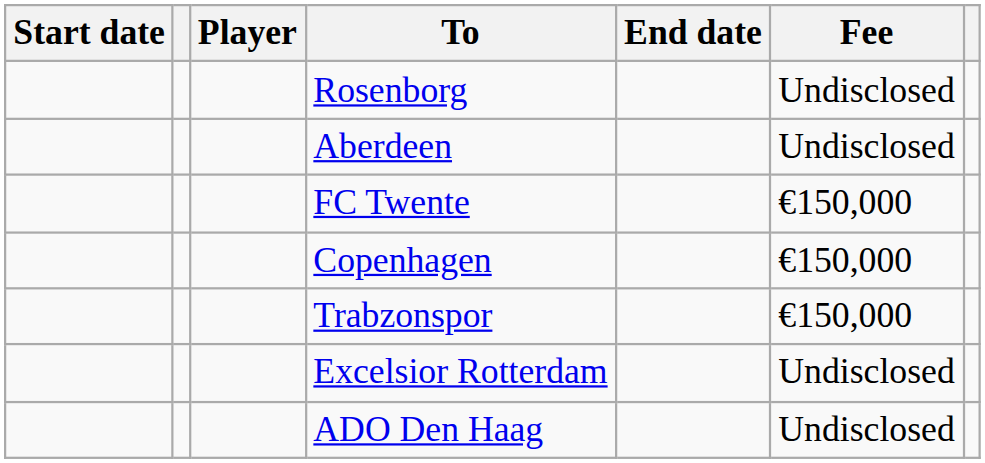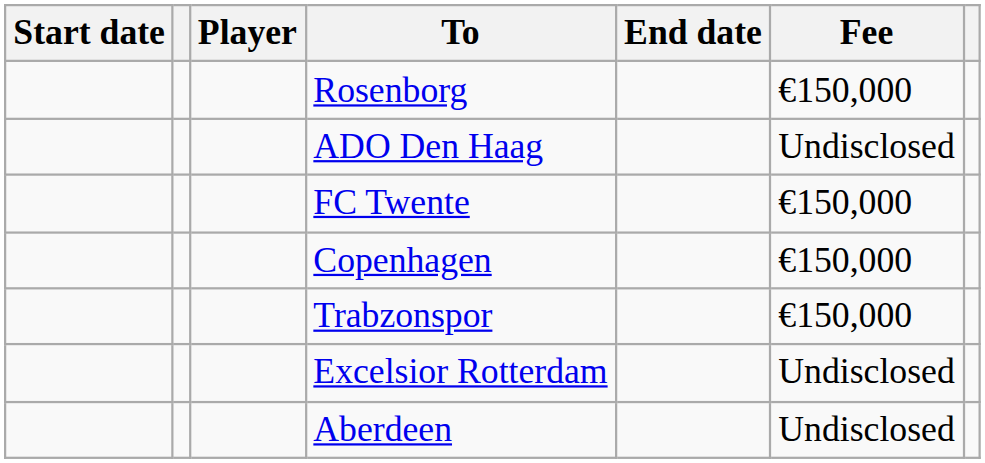(867, 89) Undisclosed -> (845, 89) €150,000
rows swapped: (428, 428) <-> (383, 145)
